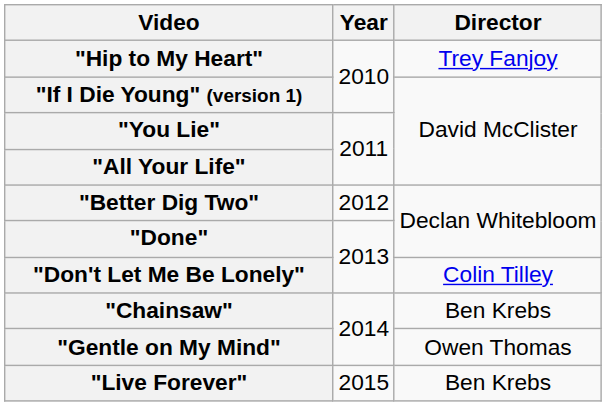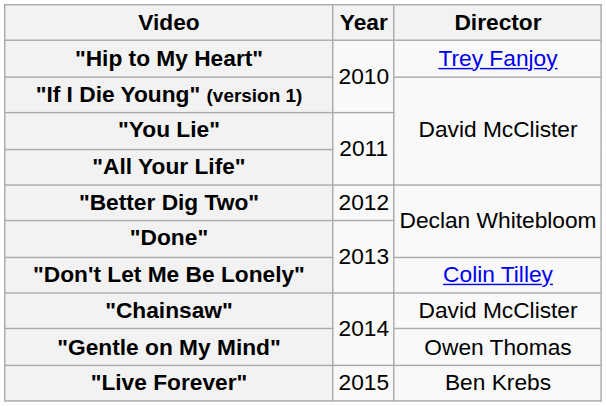(498, 310) Ben Krebs -> (498, 310) David McClister
